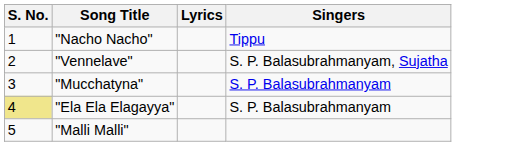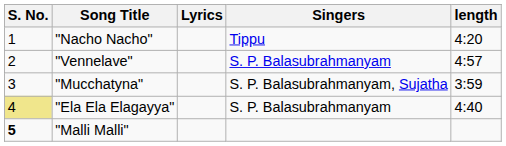+ column: (476, 15)
(339, 61) S. P. Balasubrahmanyam, Sujatha -> (310, 61) S. P. Balasubrahmanyam
(310, 84) S. P. Balasubrahmanyam -> (339, 84) S. P. Balasubrahmanyam, Sujatha
(12, 130) normal -> (12, 130) bold
